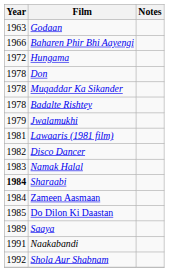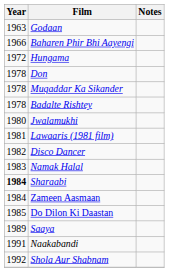(16, 120) 1979 -> (16, 120) 1980
